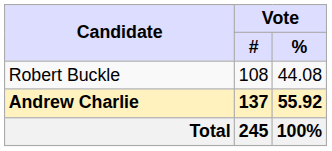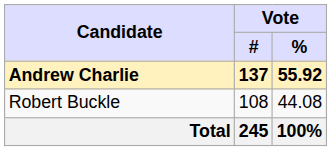rows swapped: (74, 103) <-> (64, 74)
